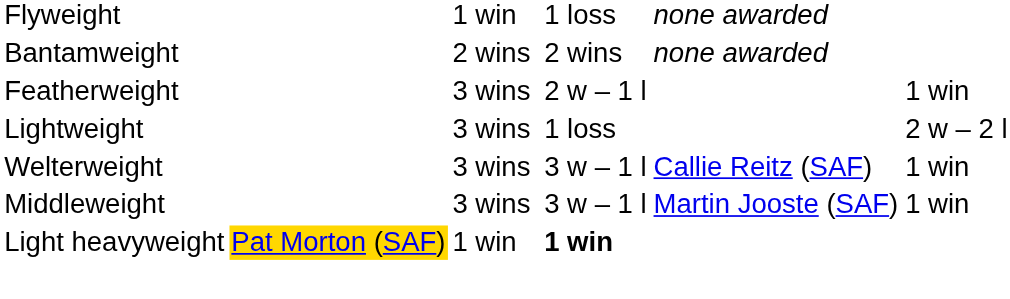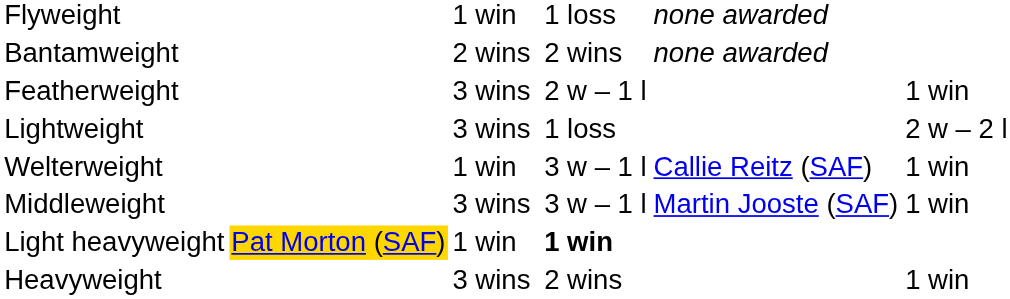(491, 166) 3 wins -> (485, 166) 1 win
+ row: (83, 280)
